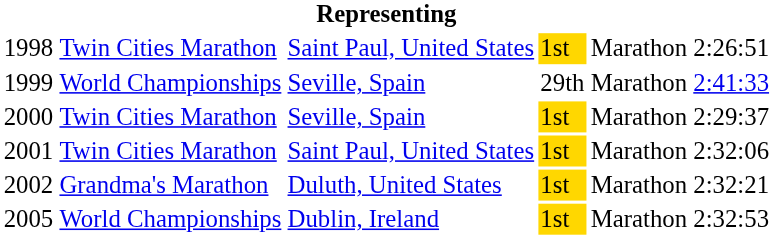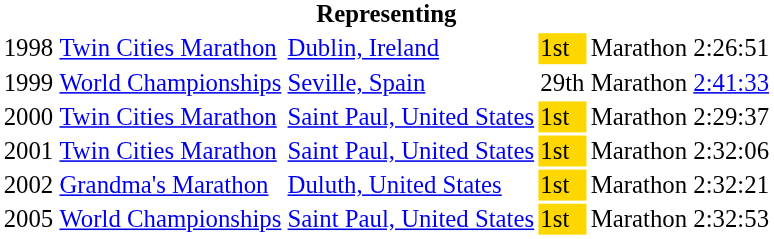(411, 48) Saint Paul, United States -> (363, 48) Dublin, Ireland
(356, 116) Seville, Spain -> (411, 116) Saint Paul, United States
(363, 218) Dublin, Ireland -> (411, 218) Saint Paul, United States
